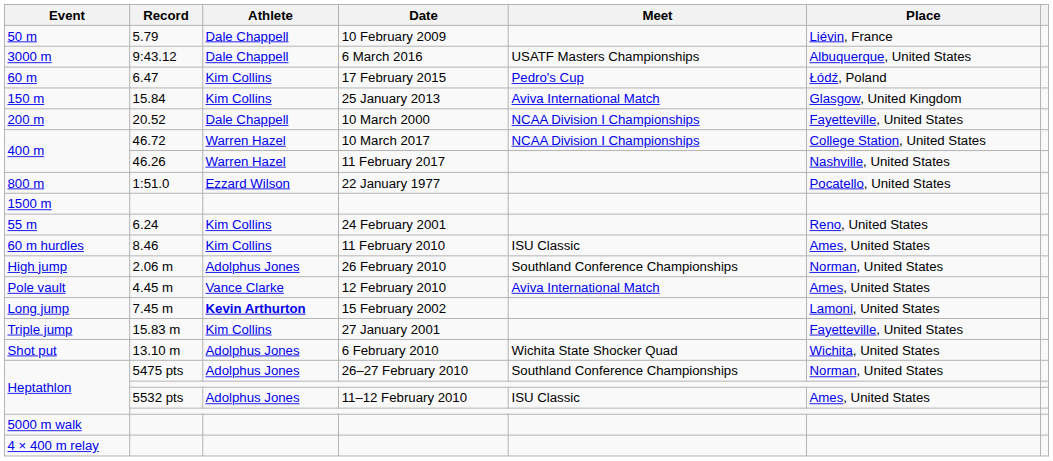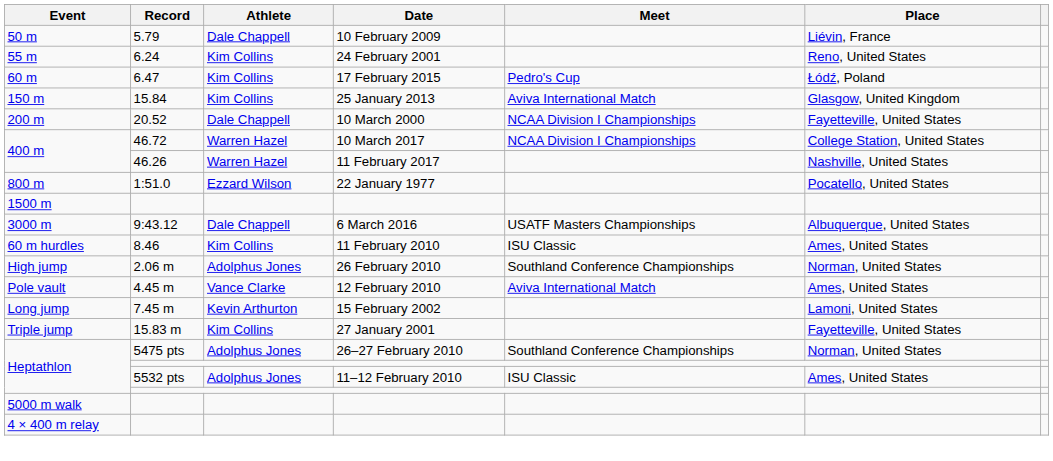rows swapped: (22, 224) <-> (30, 57)
(256, 308) bold -> (252, 308) normal
- row: (32, 350)
